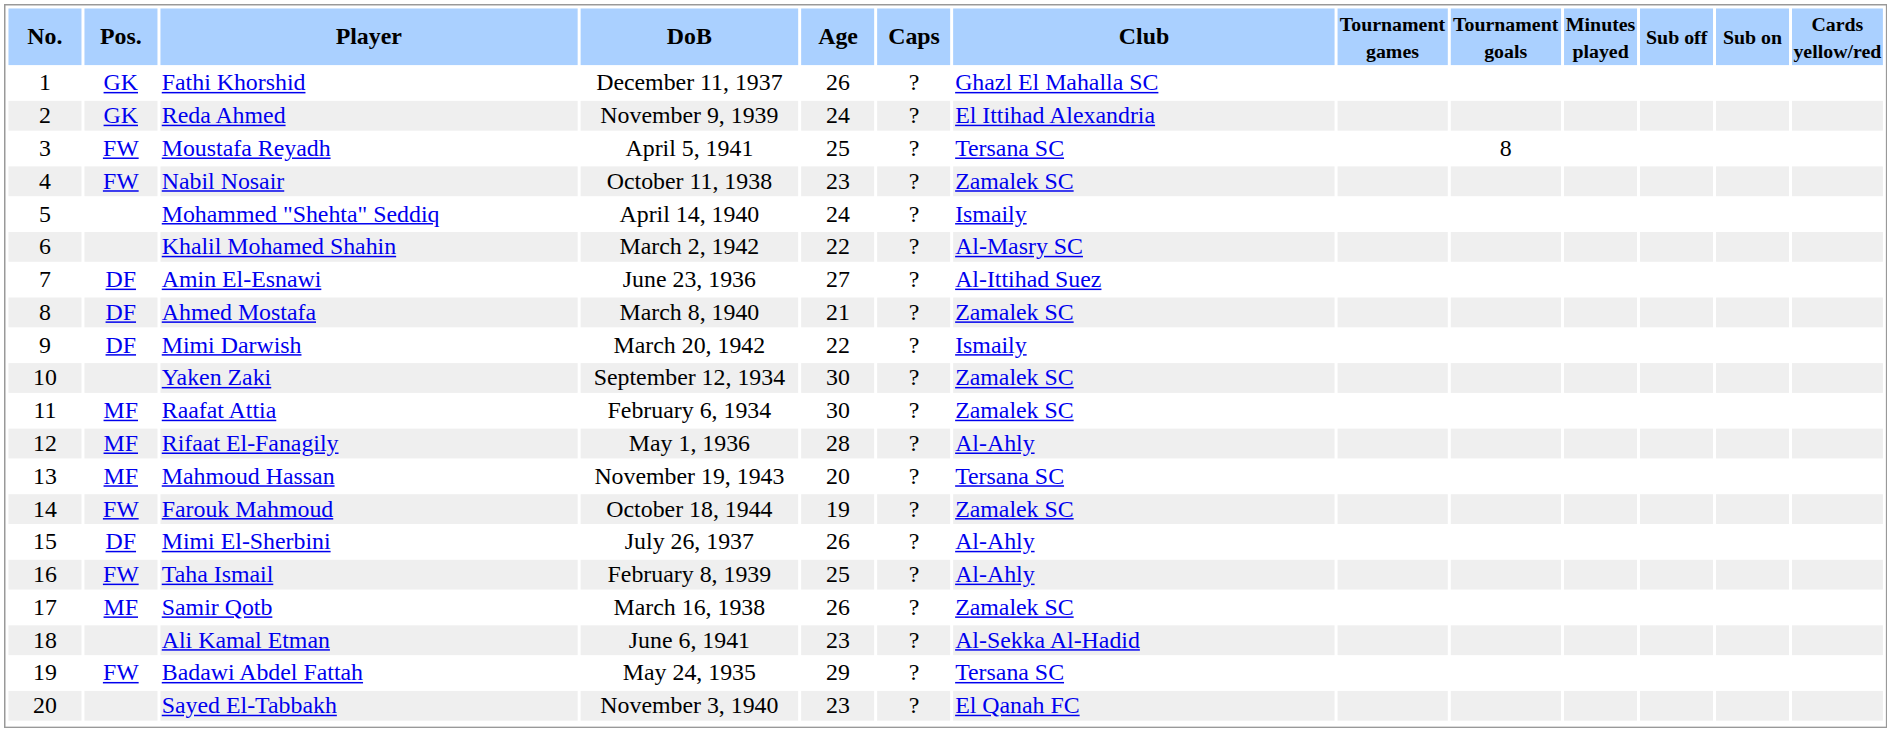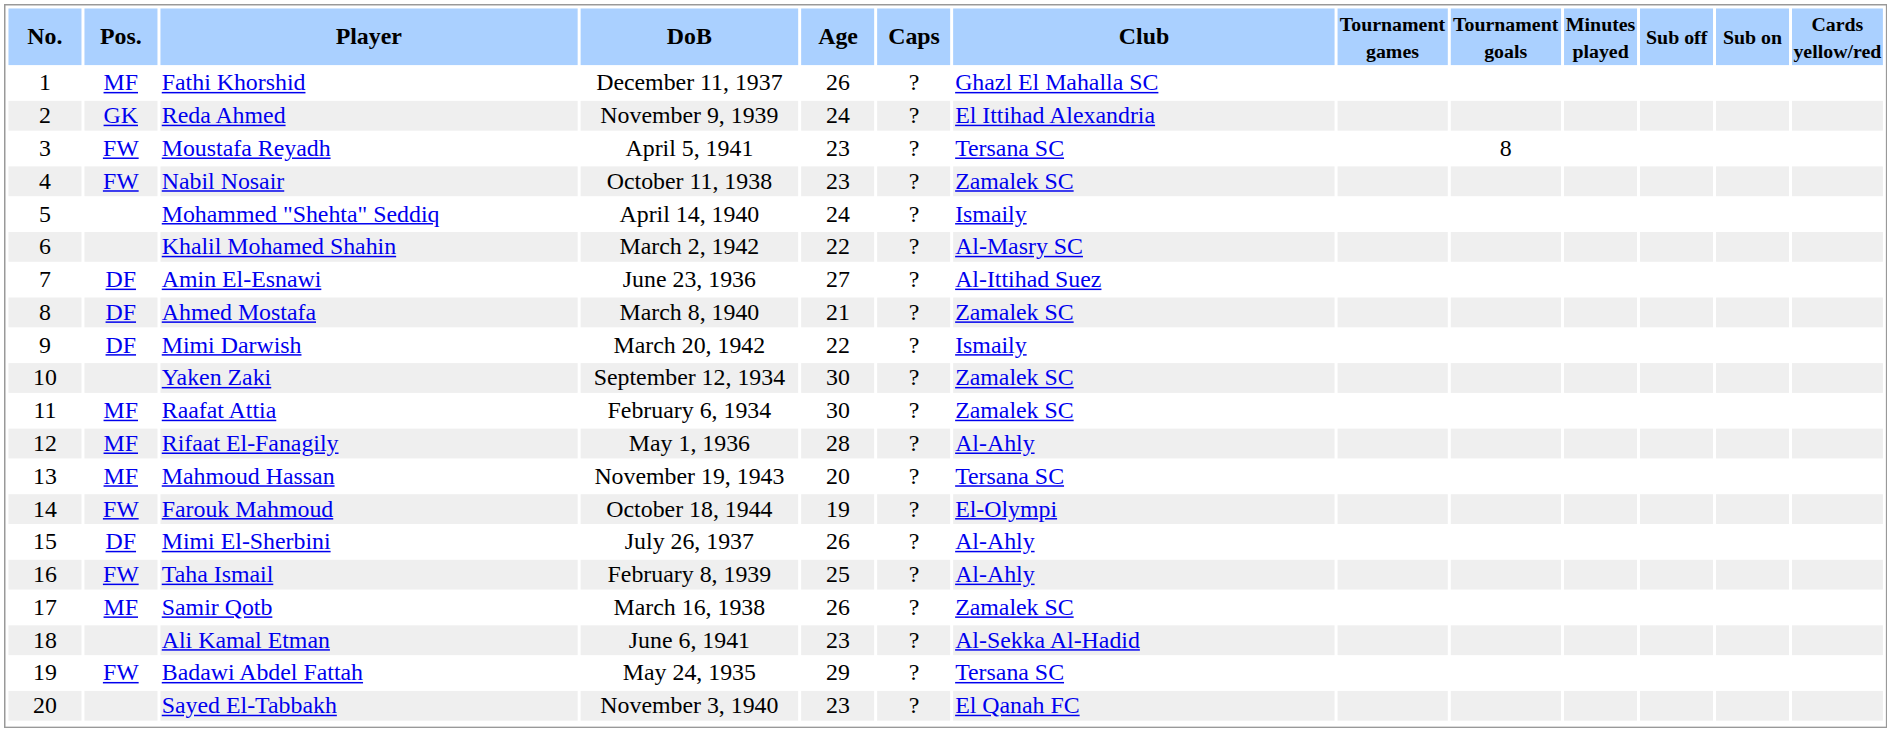(121, 82) GK -> (121, 82) MF
(838, 148) 25 -> (838, 148) 23
(1014, 508) Zamalek SC -> (1006, 508) El-Olympi
